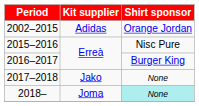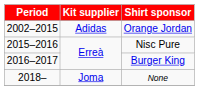- row: (32, 77)
(158, 94) paleturquoise background -> (158, 78) no background
